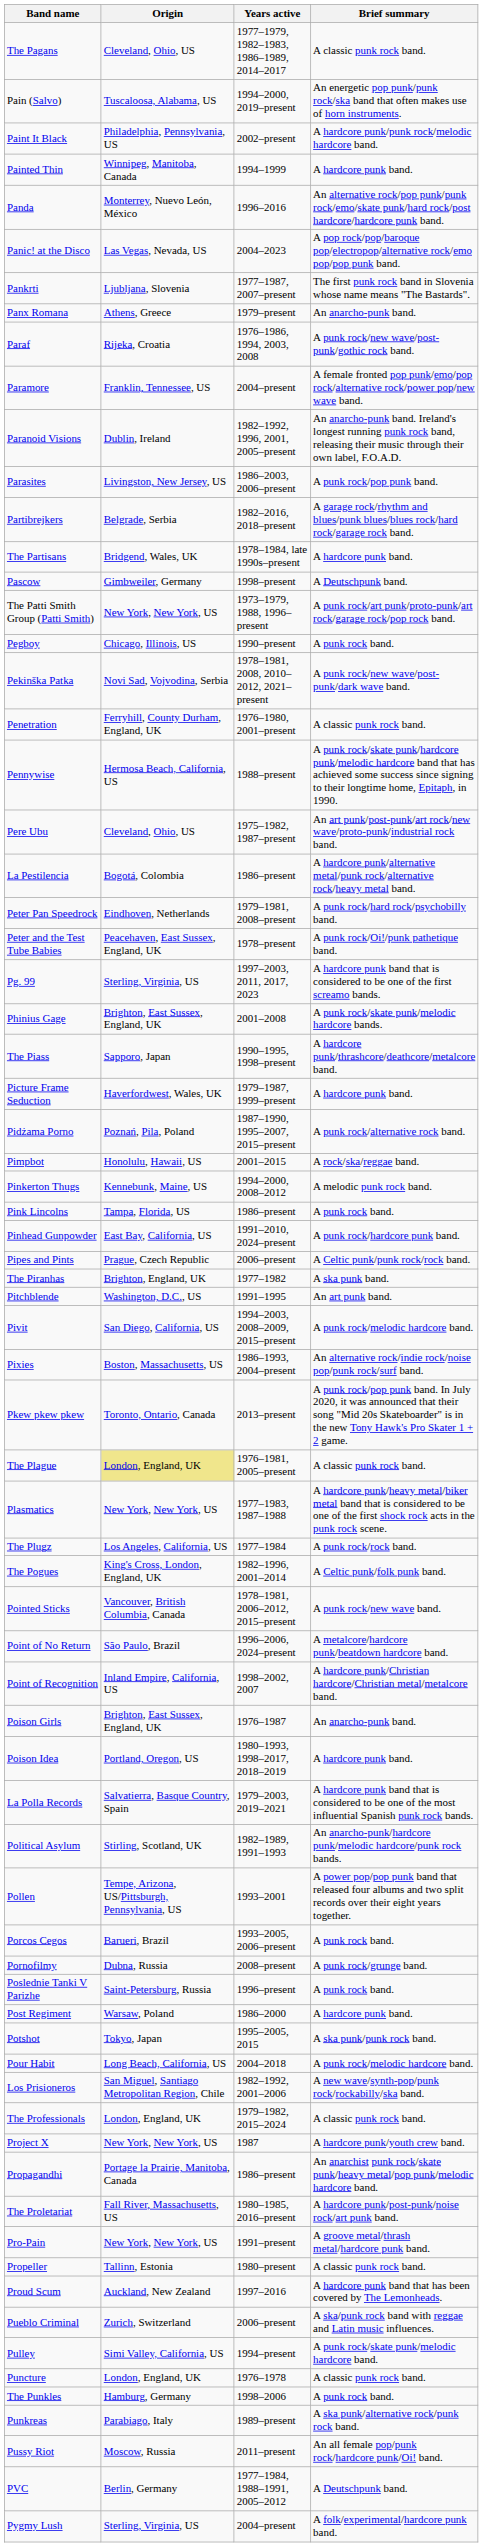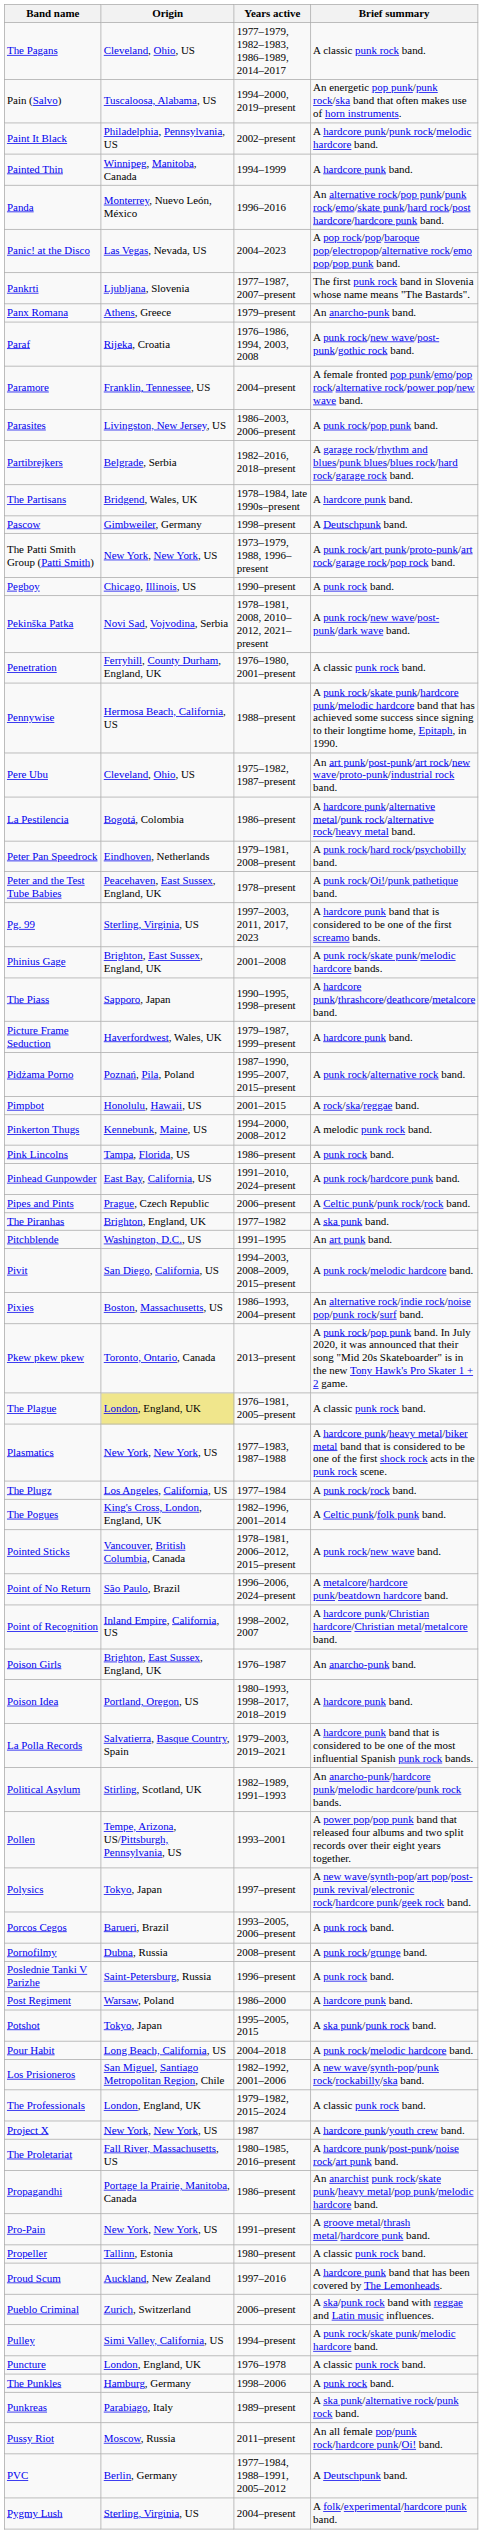- row: (44, 438)
+ row: (25, 1890)
rows swapped: (40, 2211) <-> (35, 2174)
